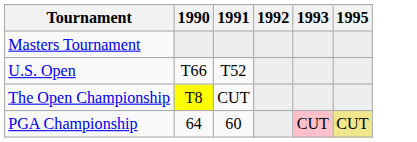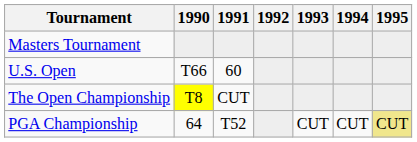+ column: (352, 17)
(233, 71) T52 -> (233, 71) 60
(233, 124) 60 -> (233, 124) T52
(313, 124) pink background -> (313, 124) no background
